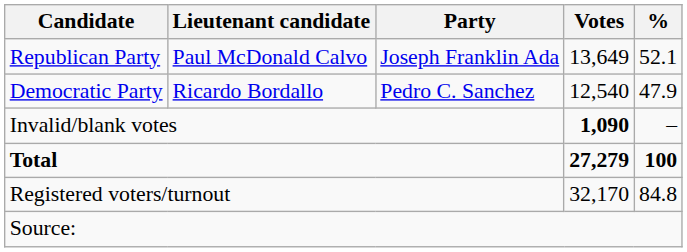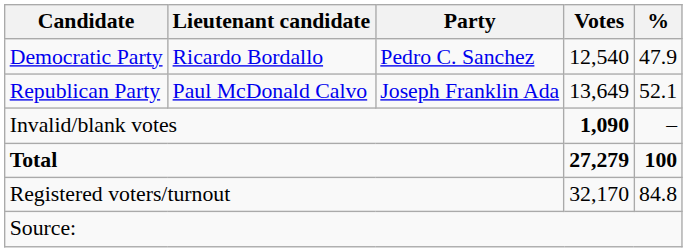rows swapped: (85, 56) <-> (86, 90)
